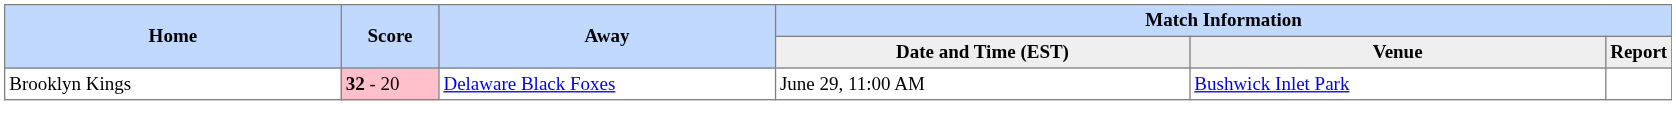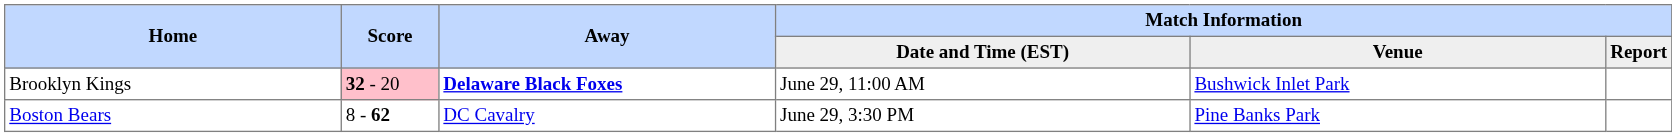(529, 83) normal -> (533, 83) bold
+ row: (60, 115)
